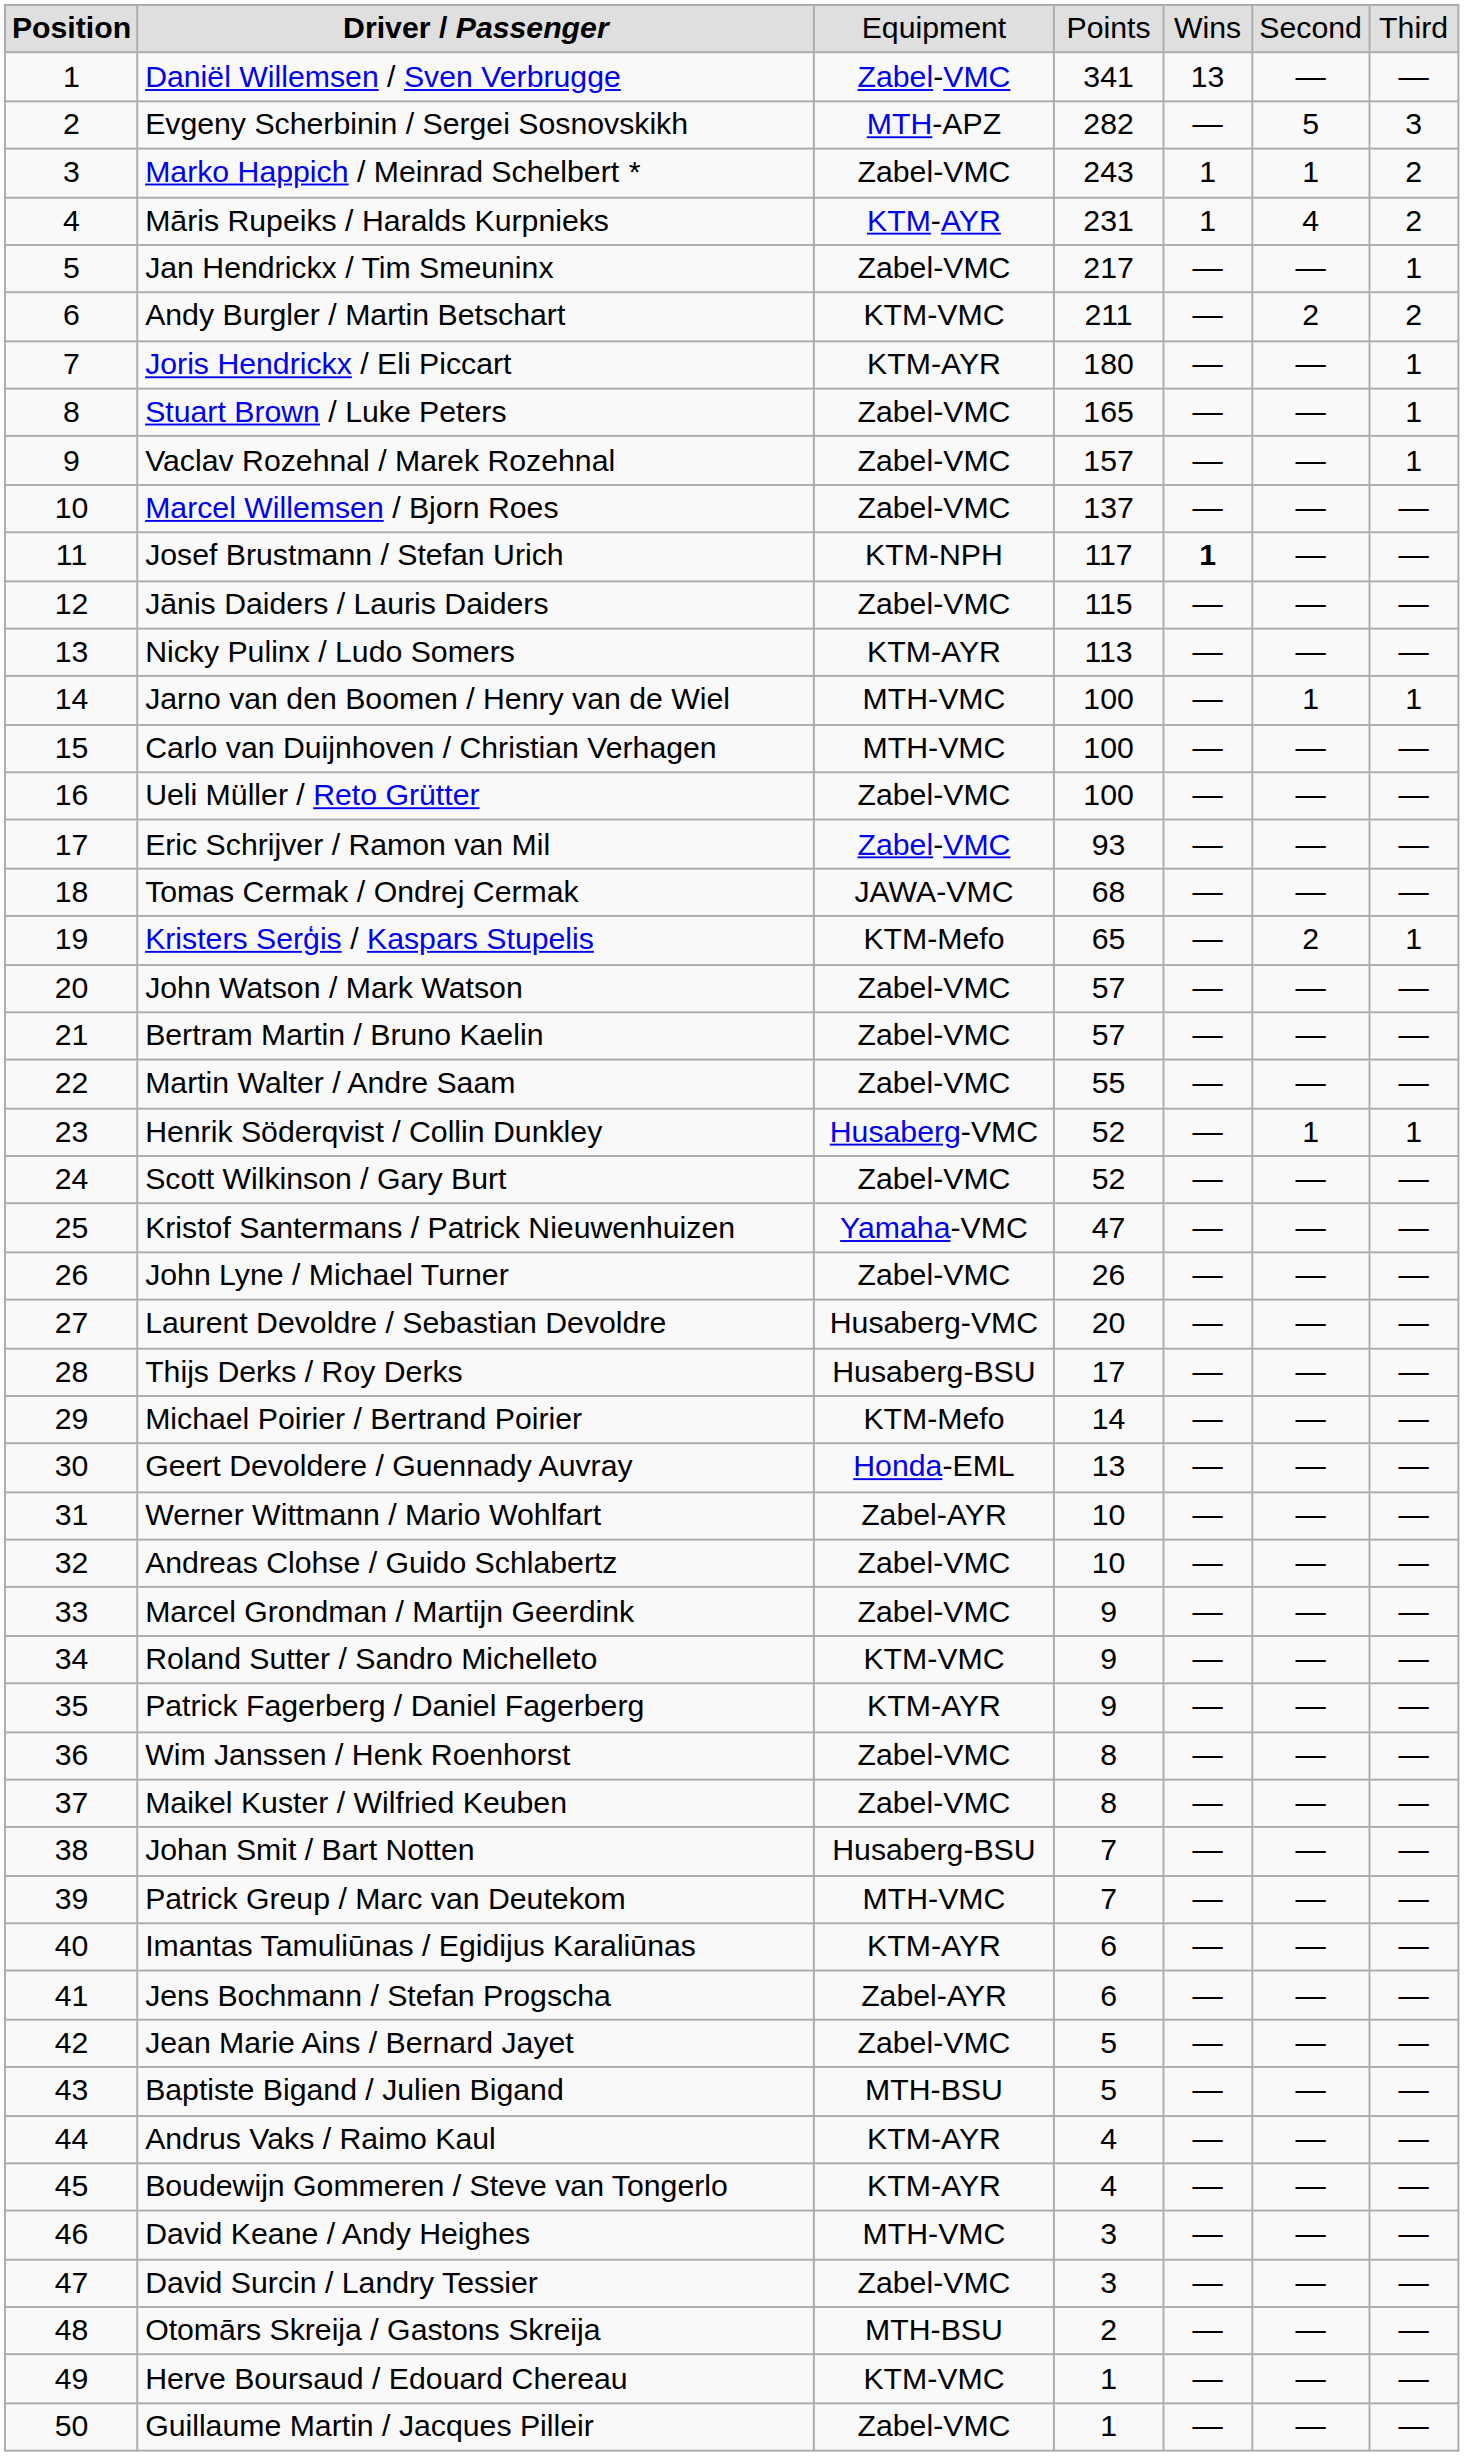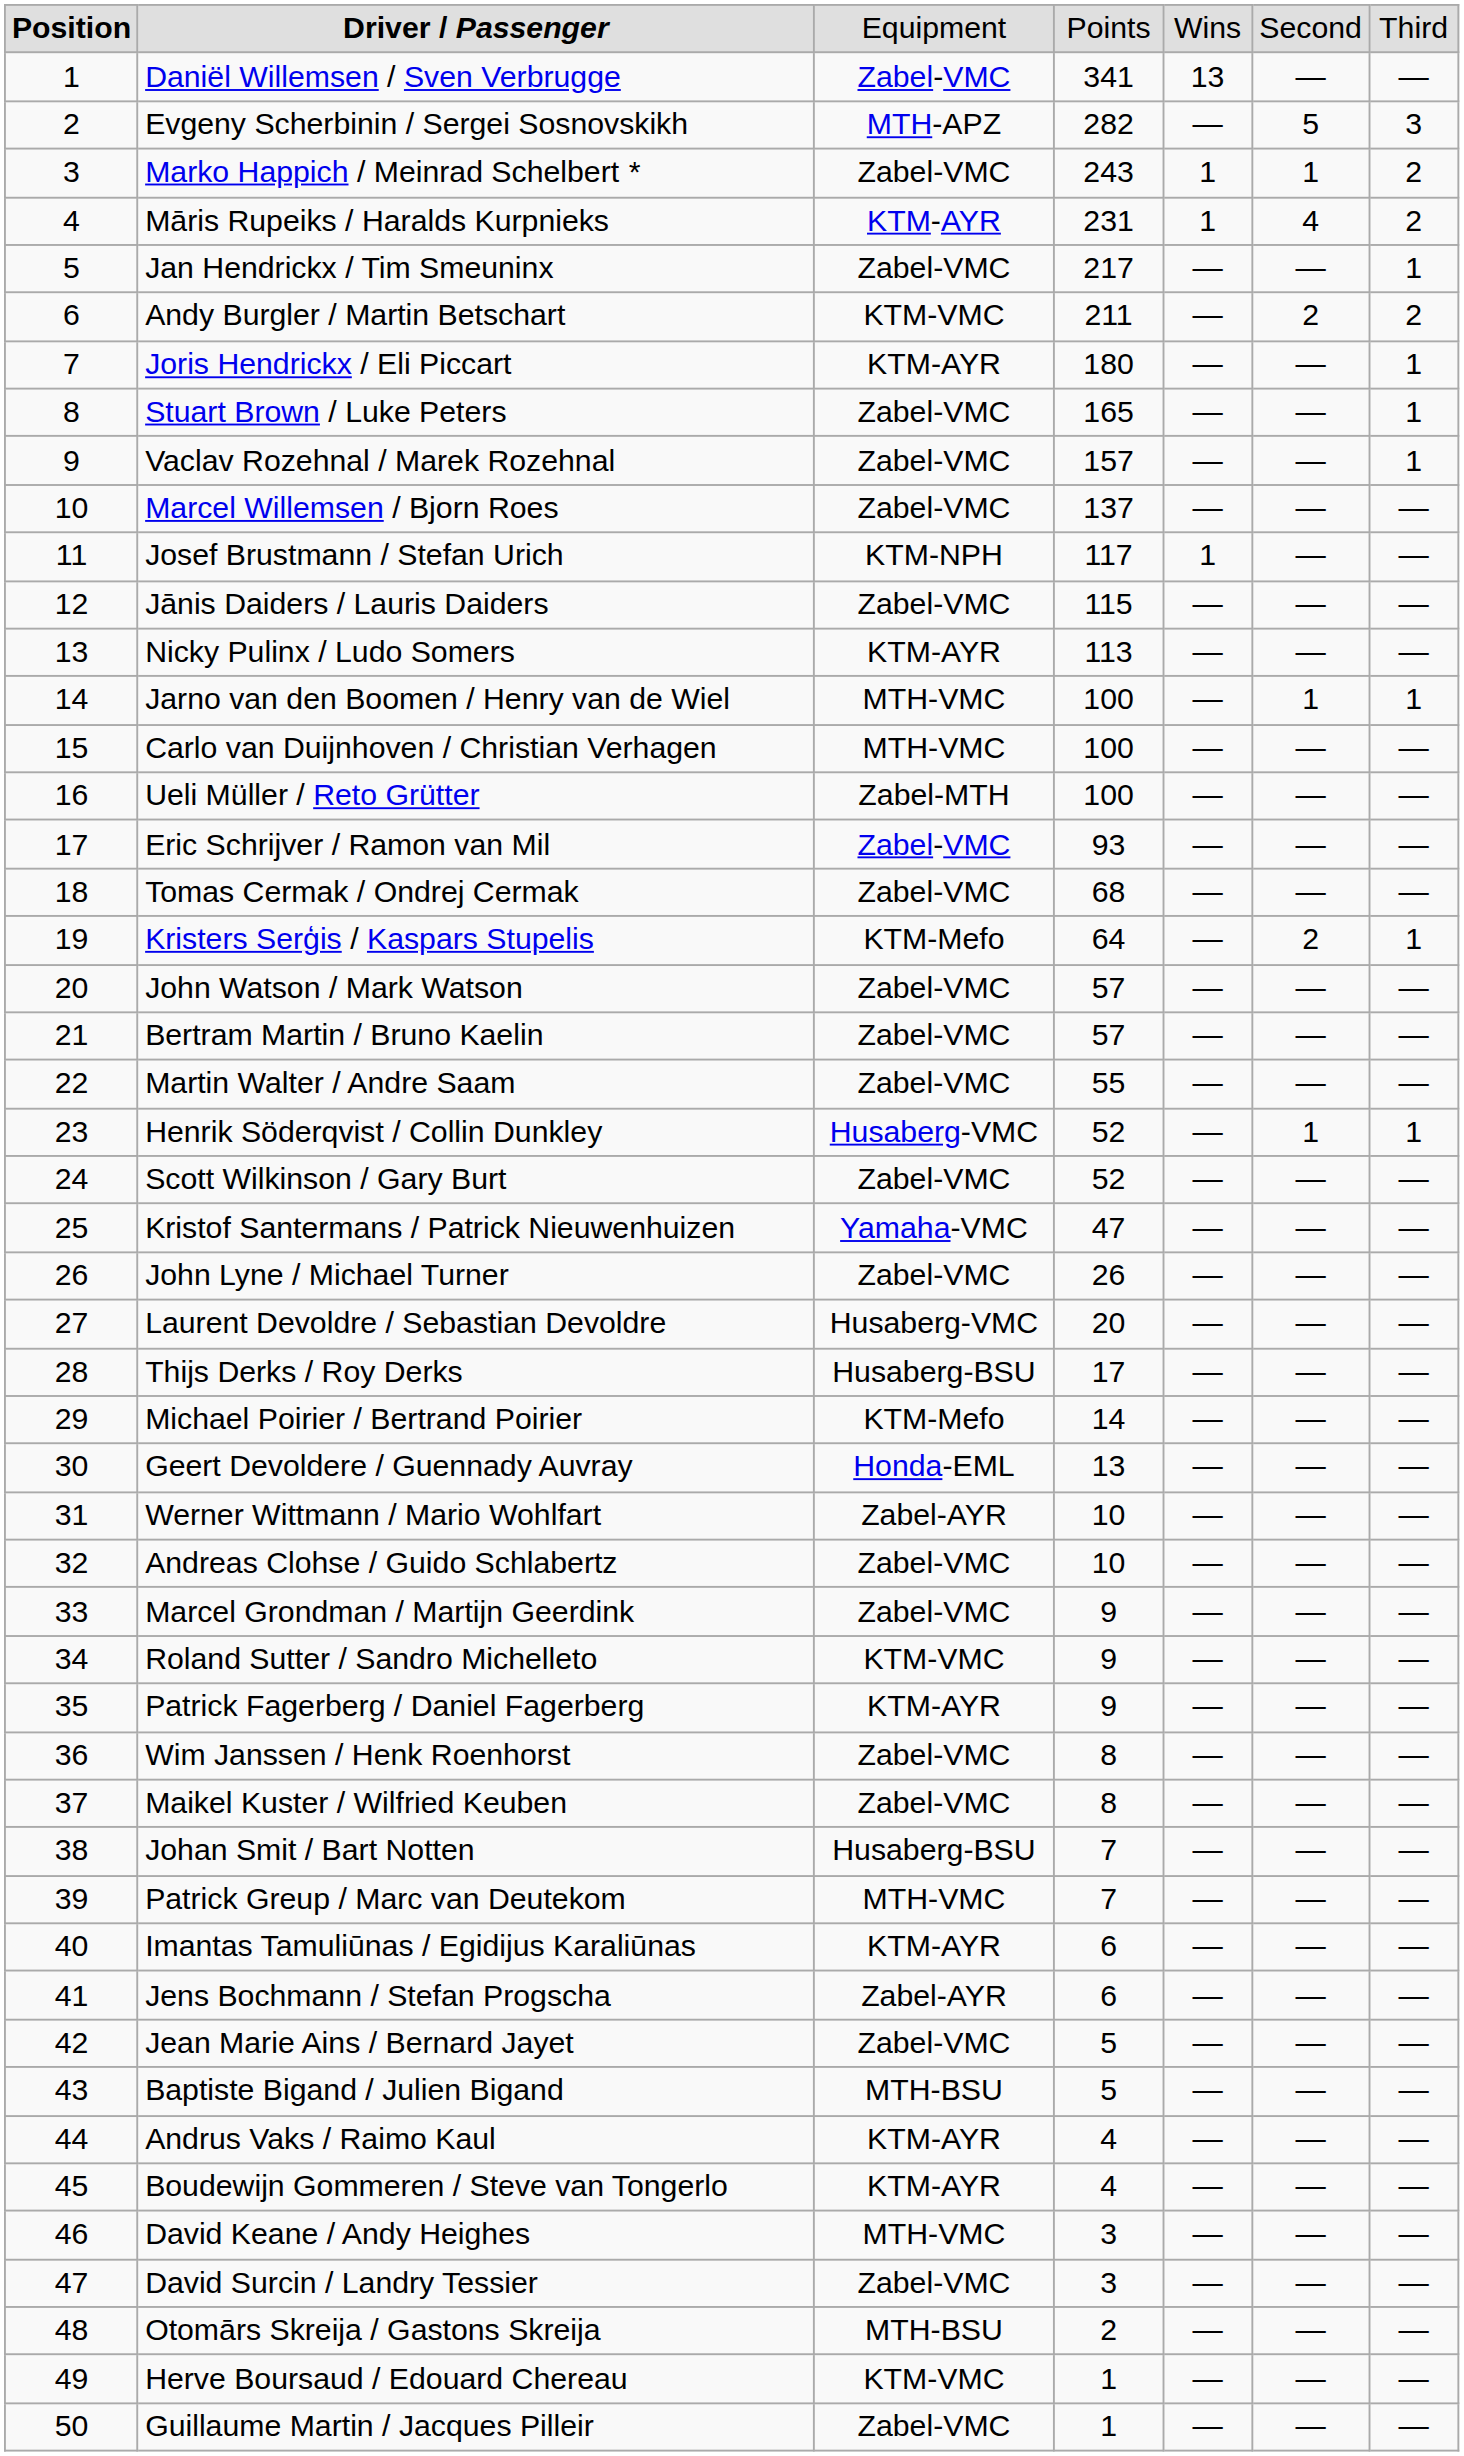(1208, 556) bold -> (1208, 556) normal
(934, 795) Zabel-VMC -> (934, 795) Zabel-MTH
(934, 891) JAWA-VMC -> (934, 891) Zabel-VMC
(1109, 939) 65 -> (1109, 939) 64
